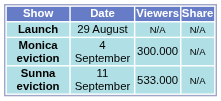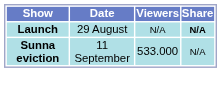(198, 30) normal -> (198, 29) bold
- row: (38, 51)
